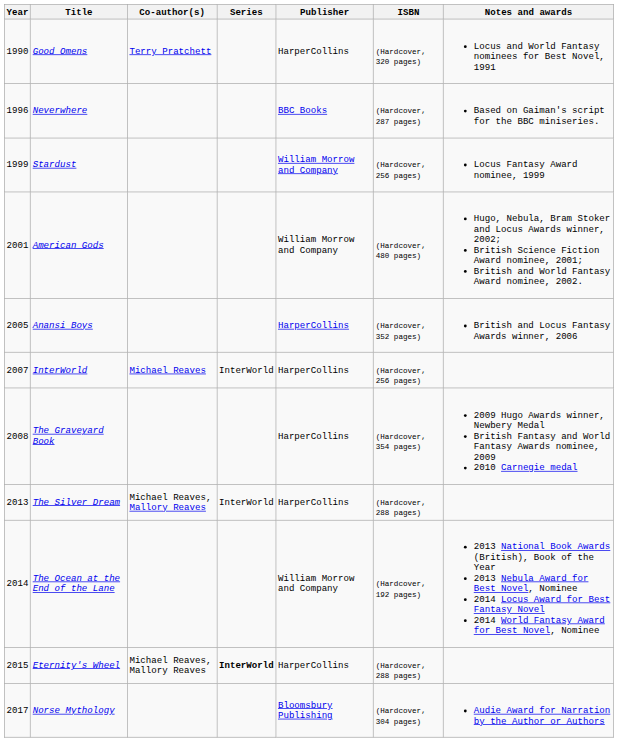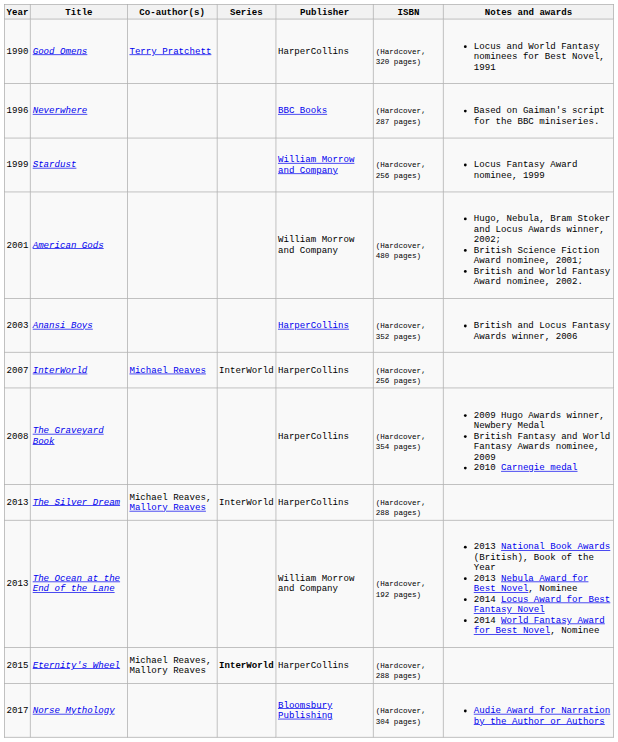(17, 325) 2005 -> (17, 325) 2003
(17, 584) 2014 -> (17, 584) 2013
